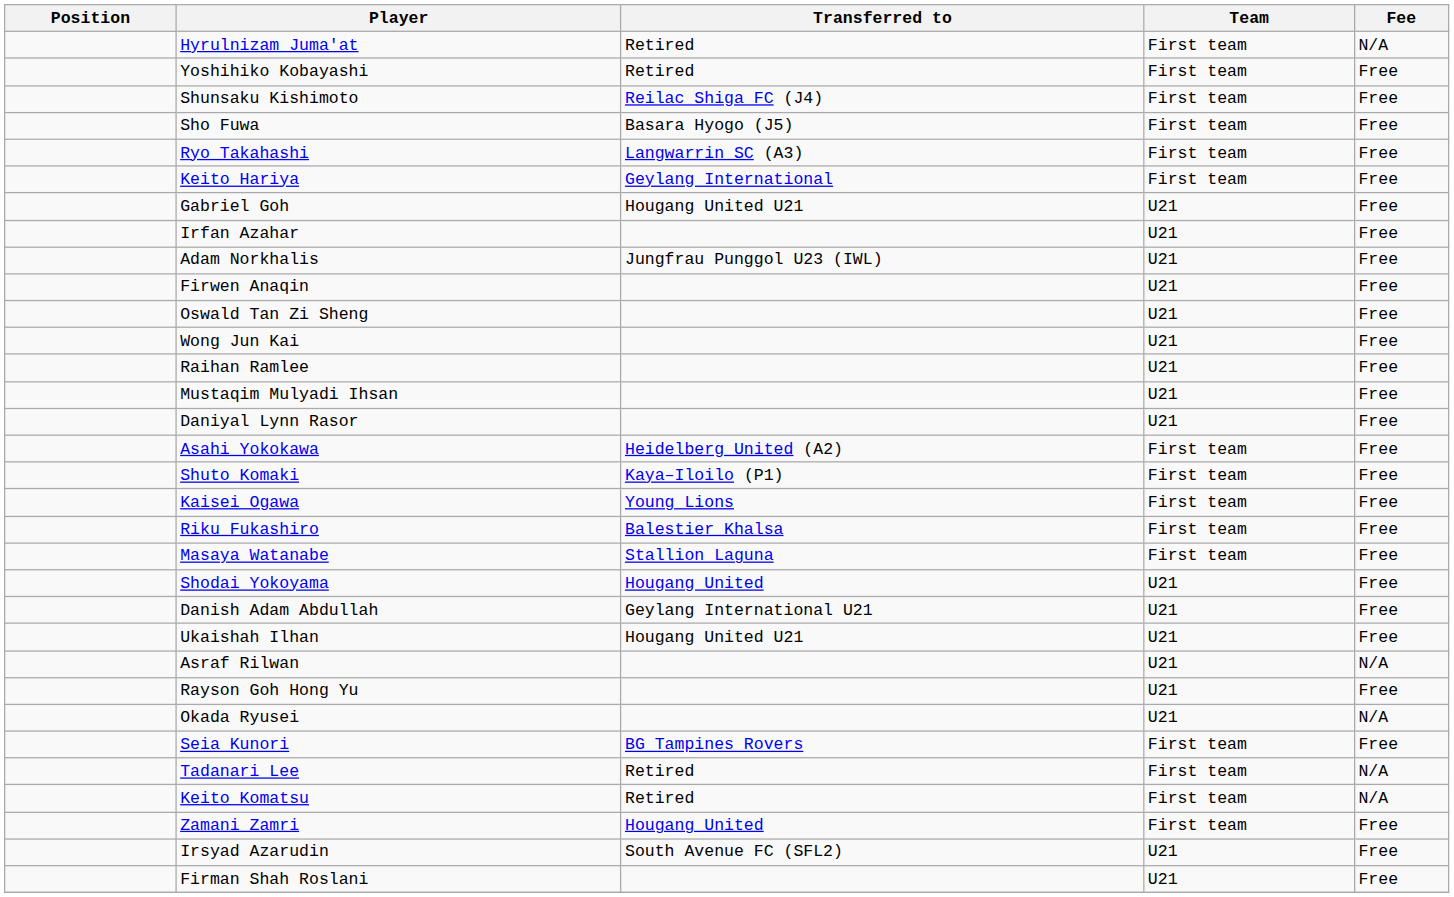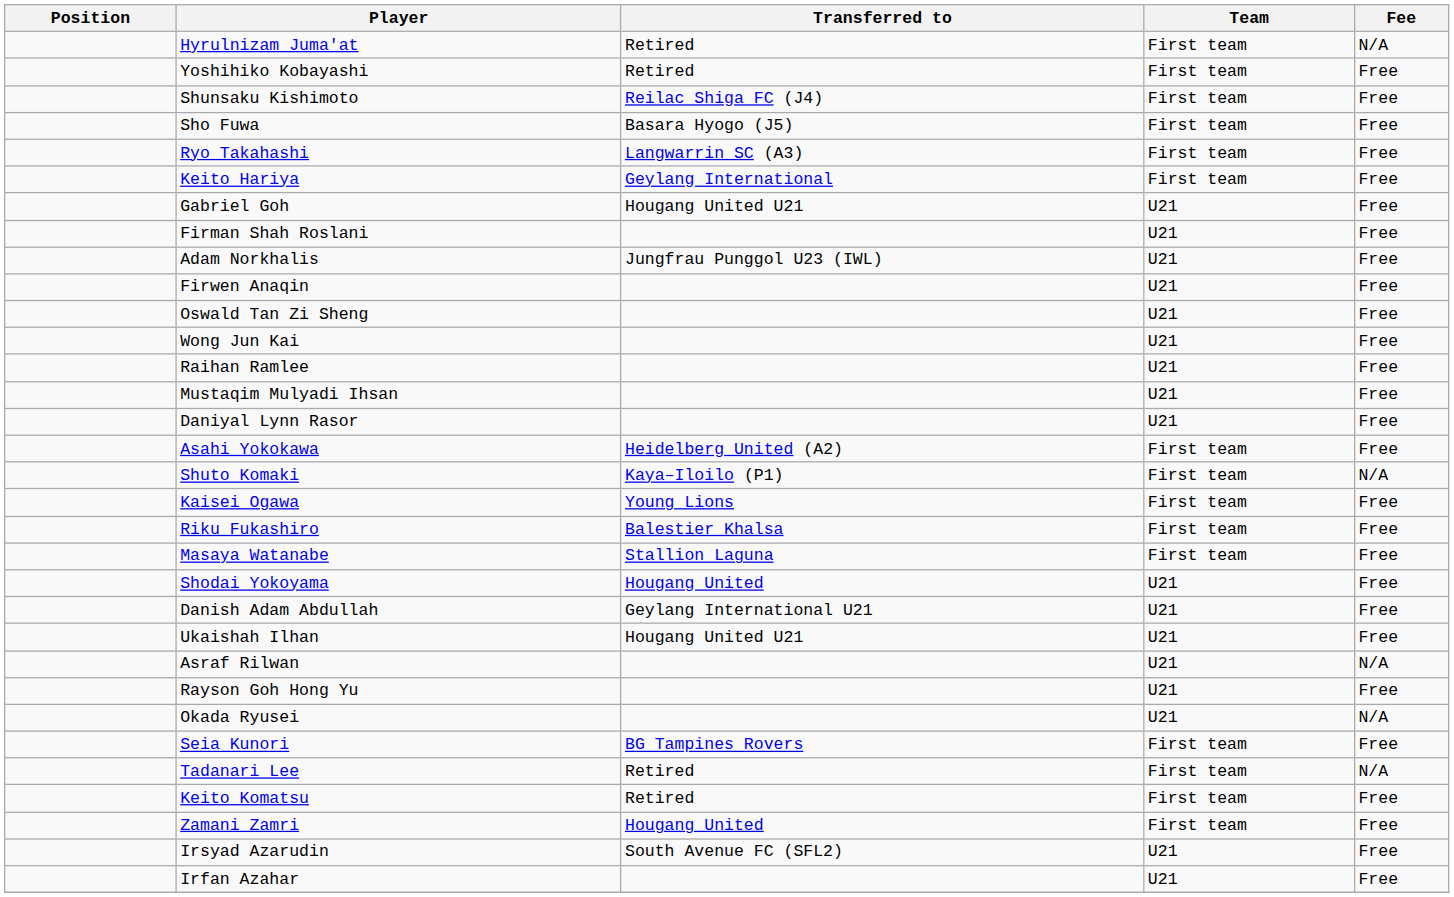rows swapped: (240, 233) <-> (274, 879)
(1378, 476) Free -> (1373, 476) N/A
(1373, 798) N/A -> (1378, 798) Free
